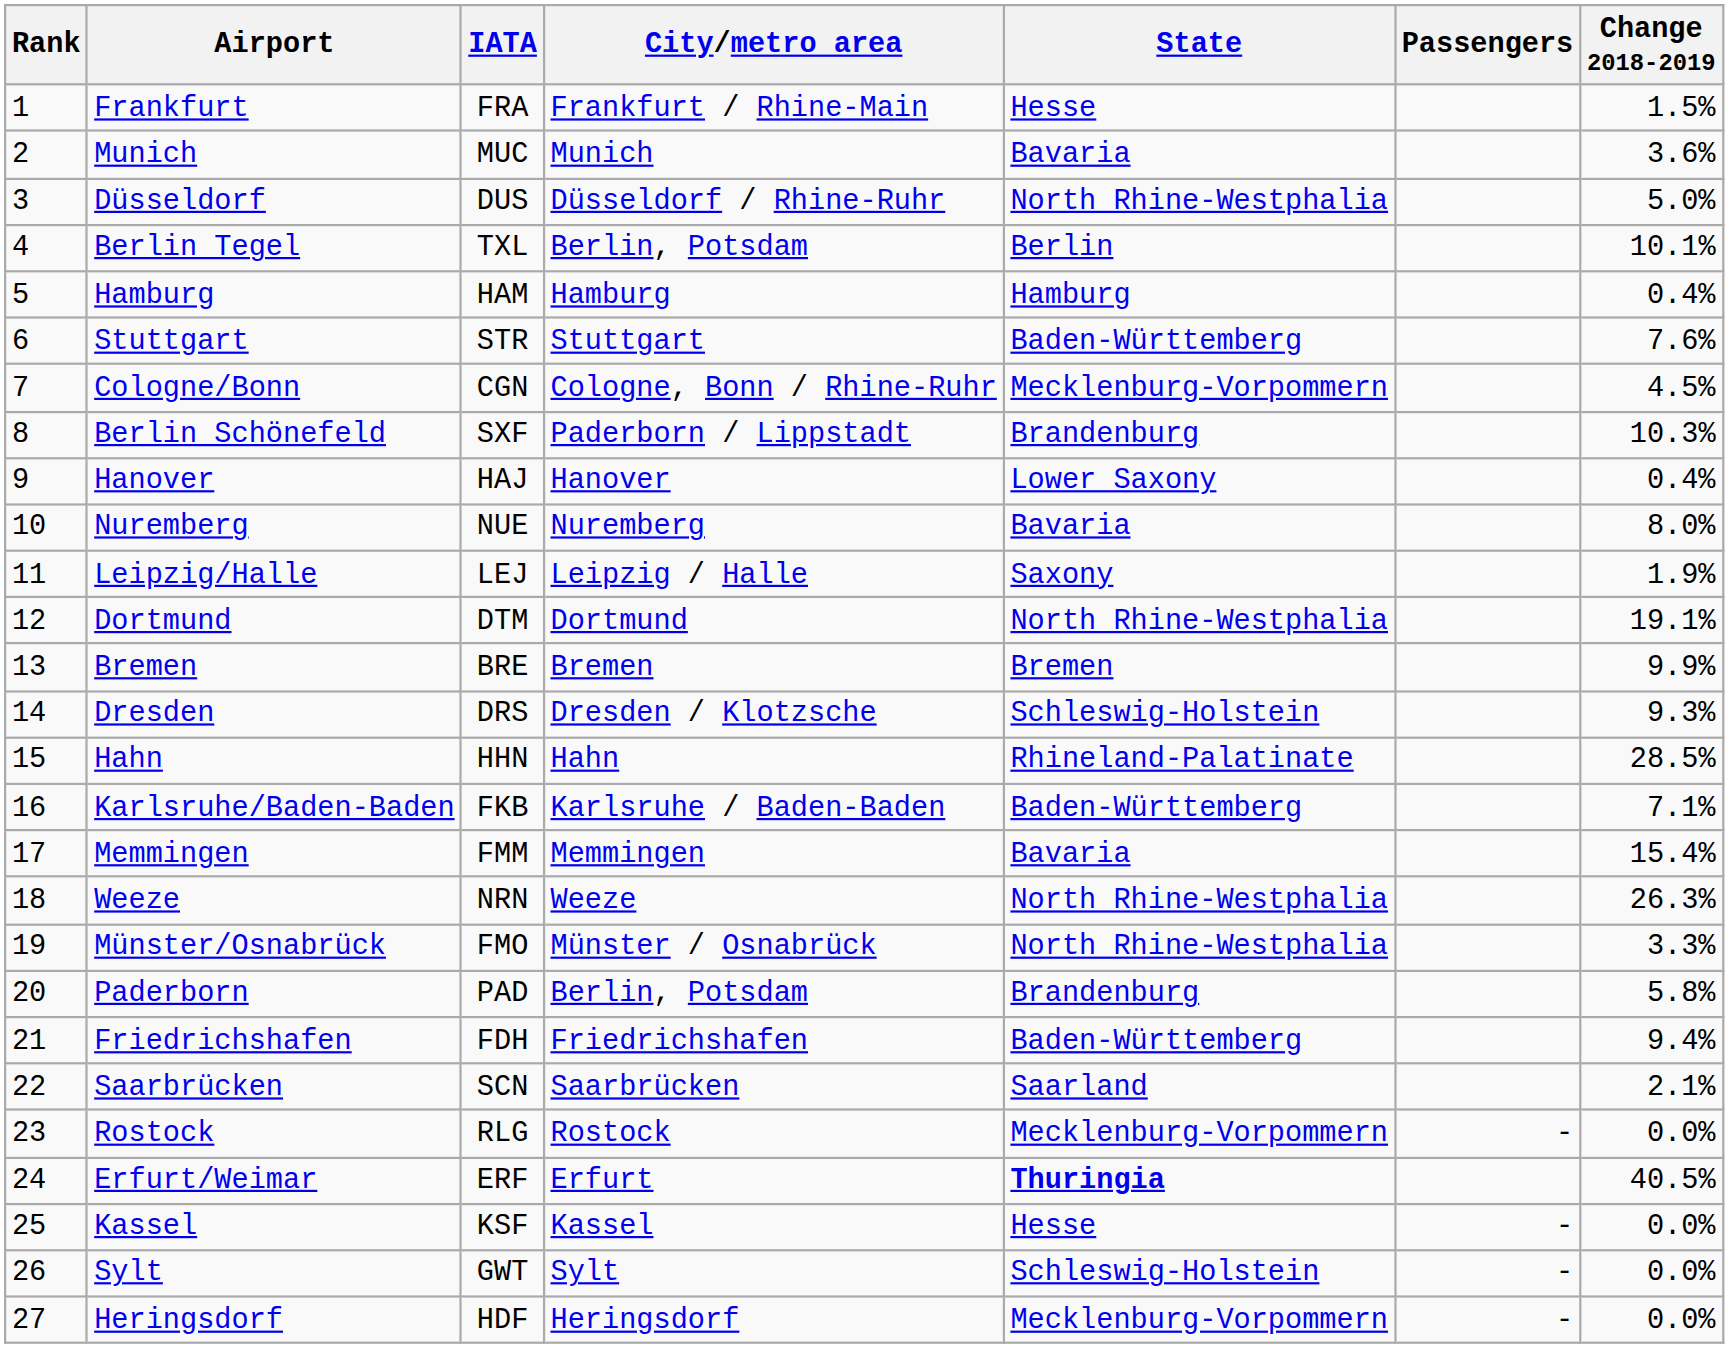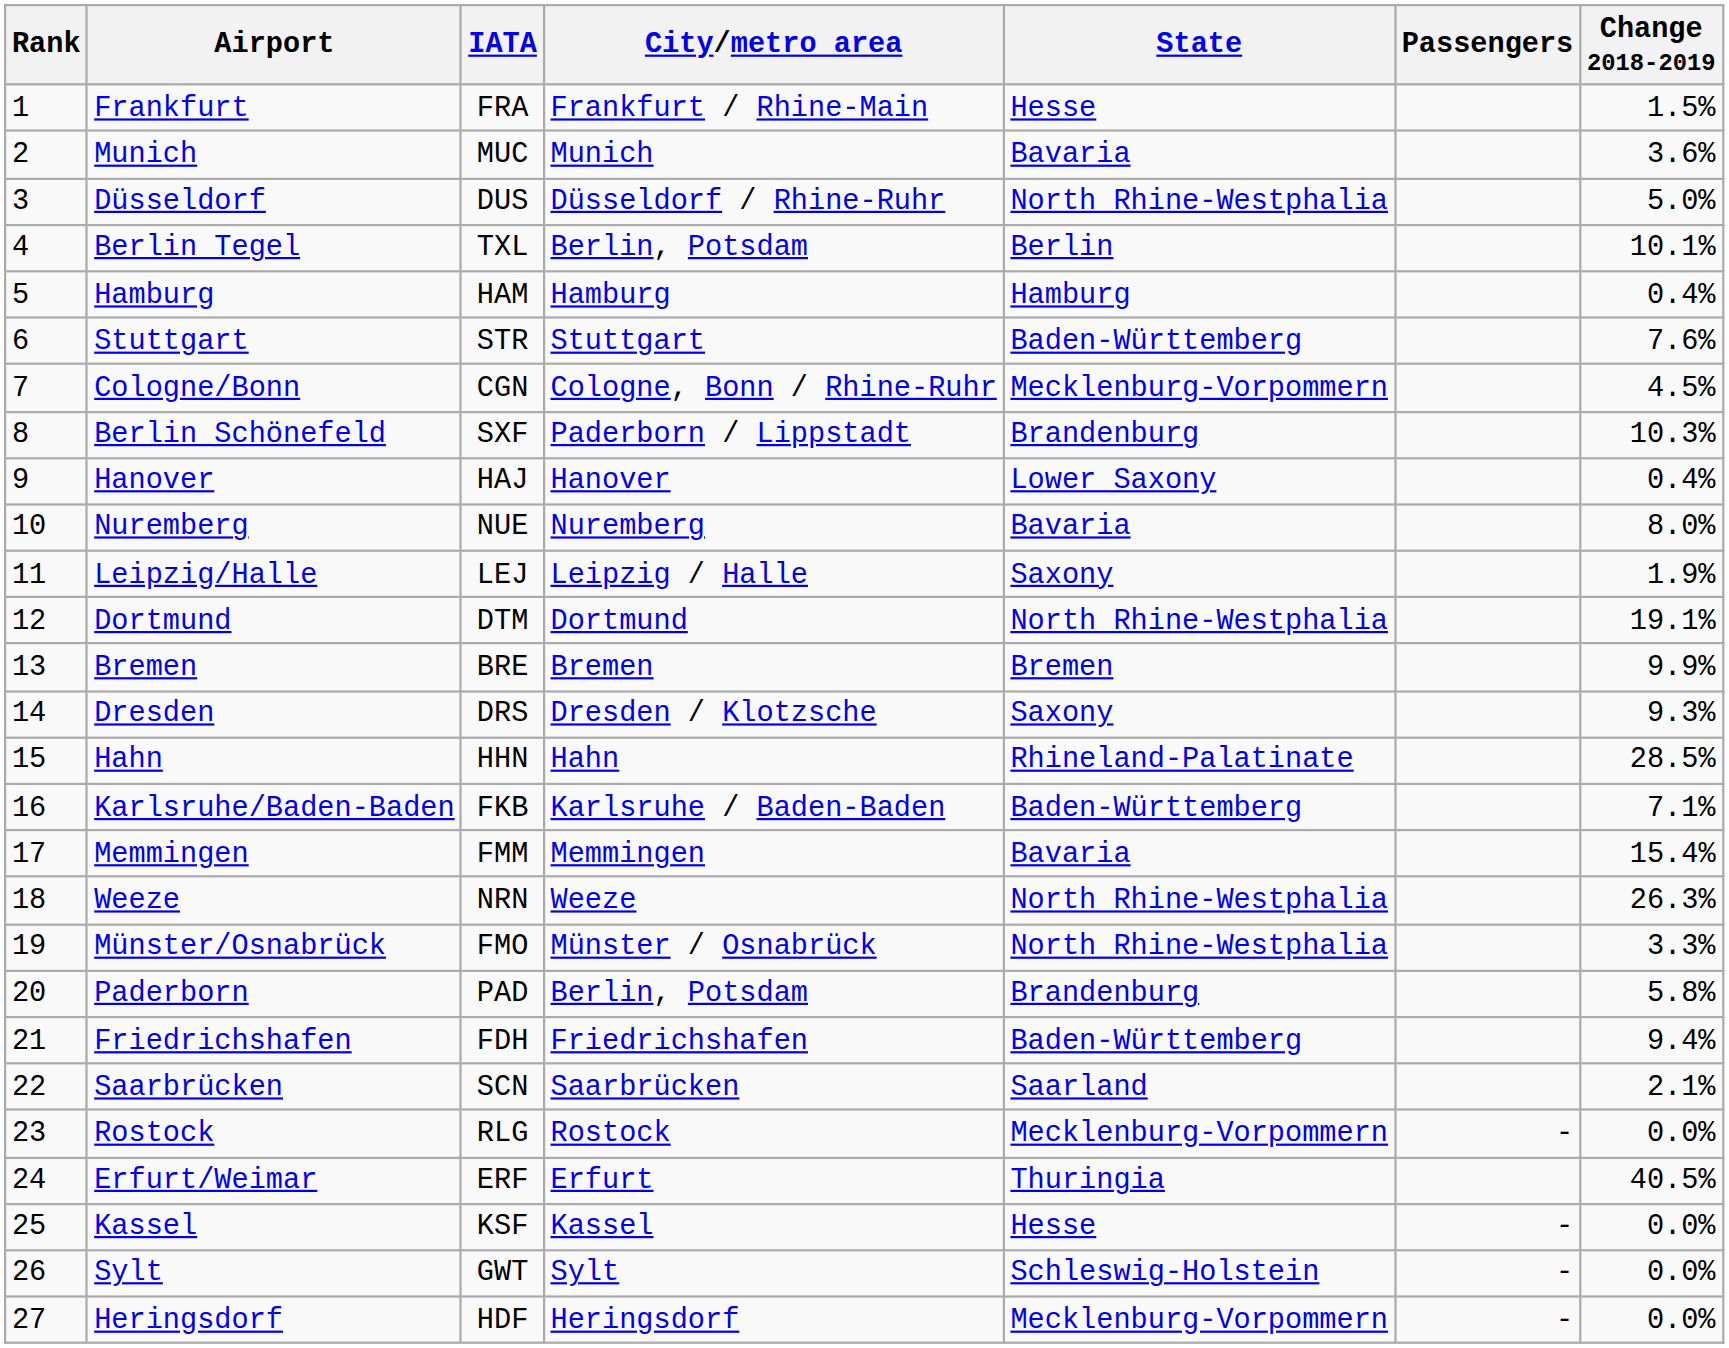(1165, 714) Schleswig-Holstein -> (1062, 714) Saxony
(1088, 1180) bold -> (1088, 1180) normal
